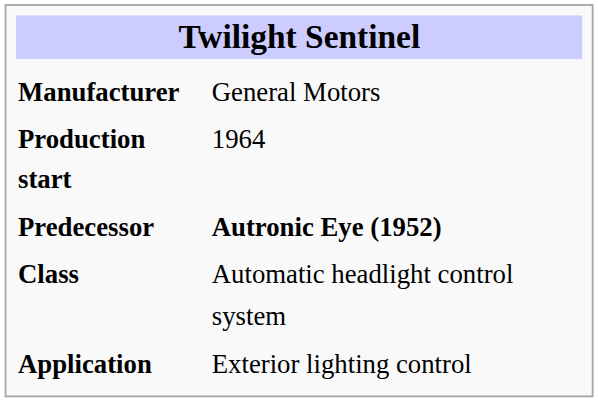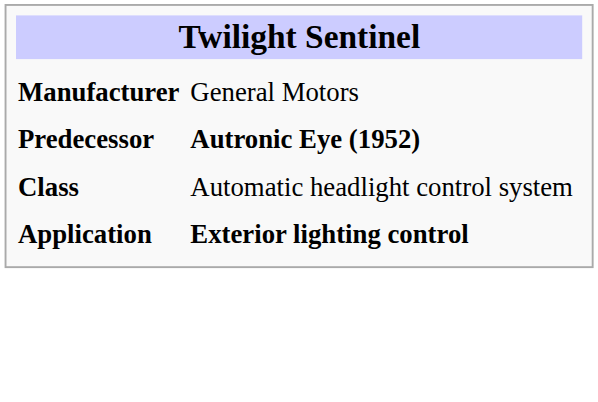- row: (82, 159)
(342, 363) normal -> (330, 234) bold
